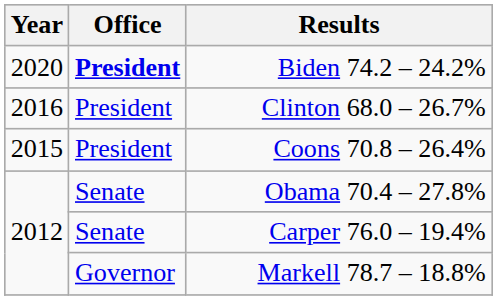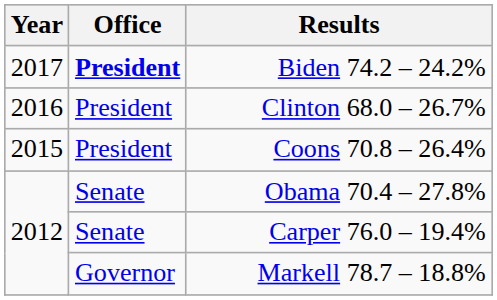(37, 66) 2020 -> (37, 66) 2017
